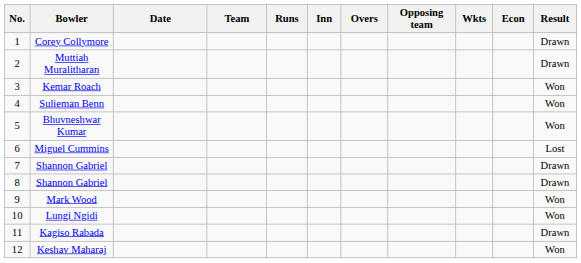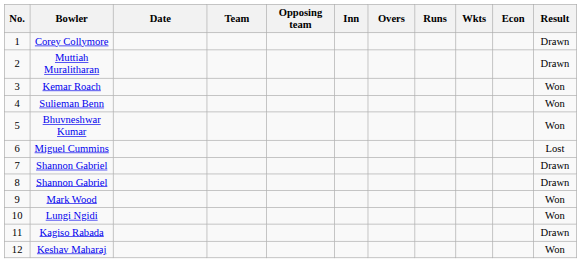columns swapped: (422, 18) <-> (287, 18)
